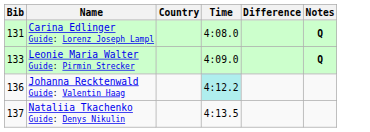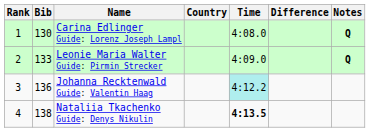+ column: (18, 12)
(15, 33) 131 -> (43, 33) 130
(15, 114) 137 -> (43, 114) 138
(221, 114) normal -> (249, 114) bold
